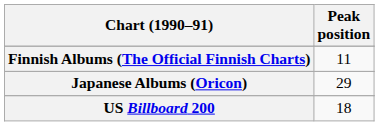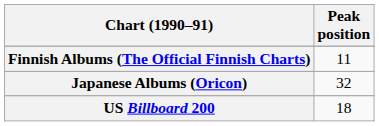(344, 83) 29 -> (344, 83) 32
